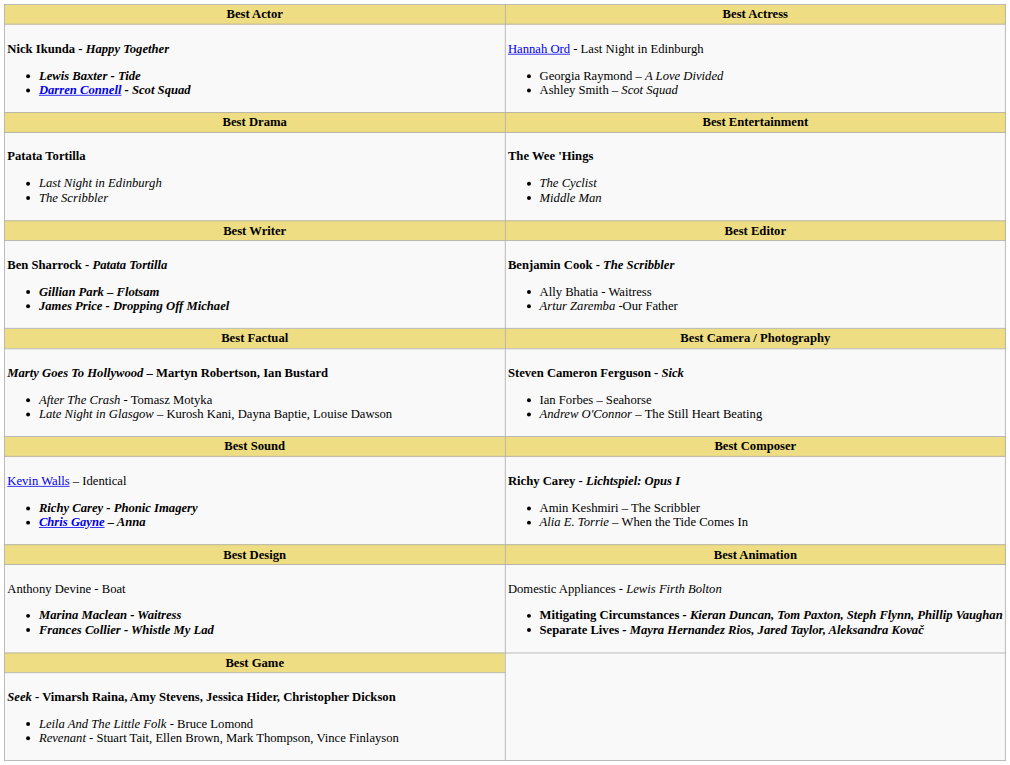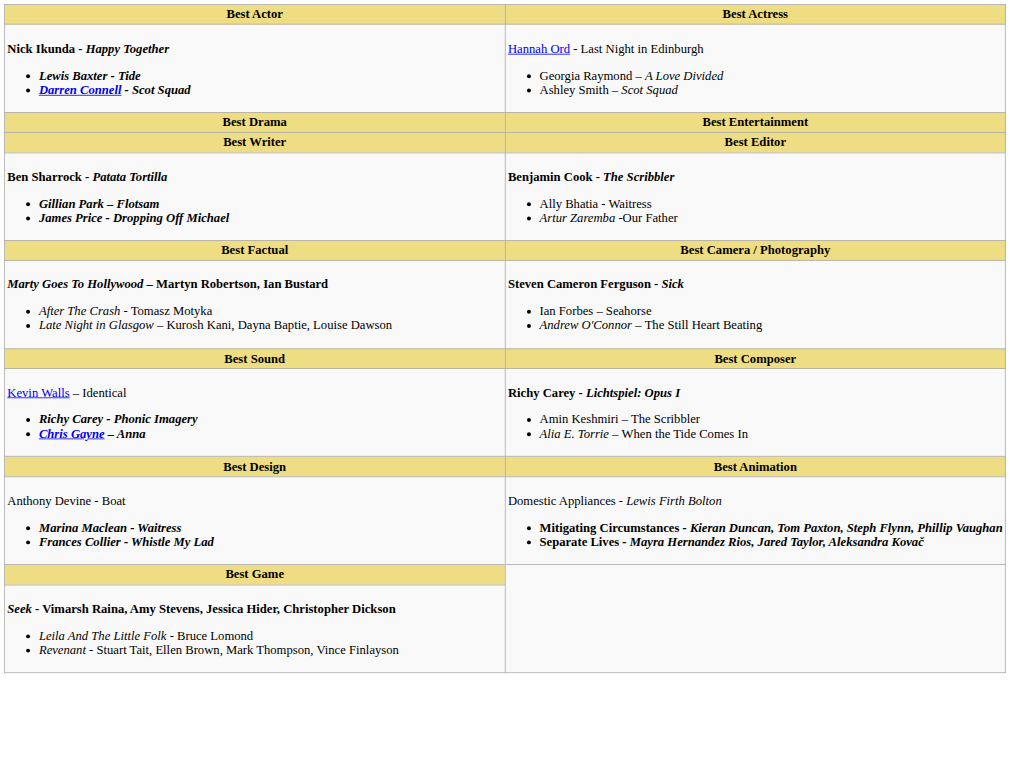- row: (255, 177)
